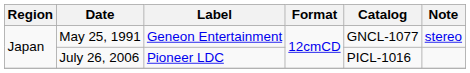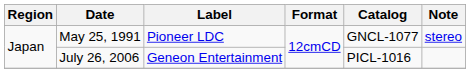(215, 36) Geneon Entertainment -> (185, 36) Pioneer LDC
(185, 57) Pioneer LDC -> (215, 57) Geneon Entertainment
